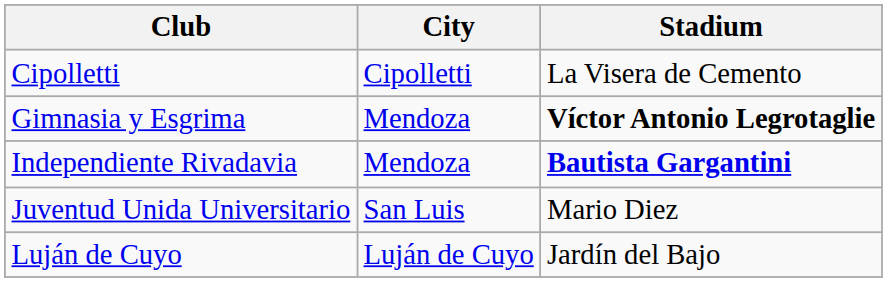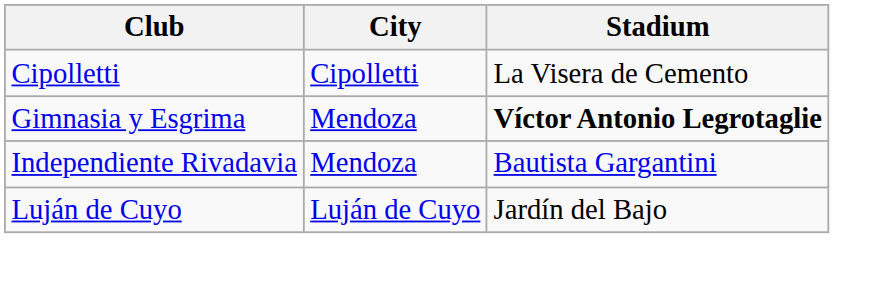(669, 163) bold -> (605, 163) normal
- row: (181, 208)
